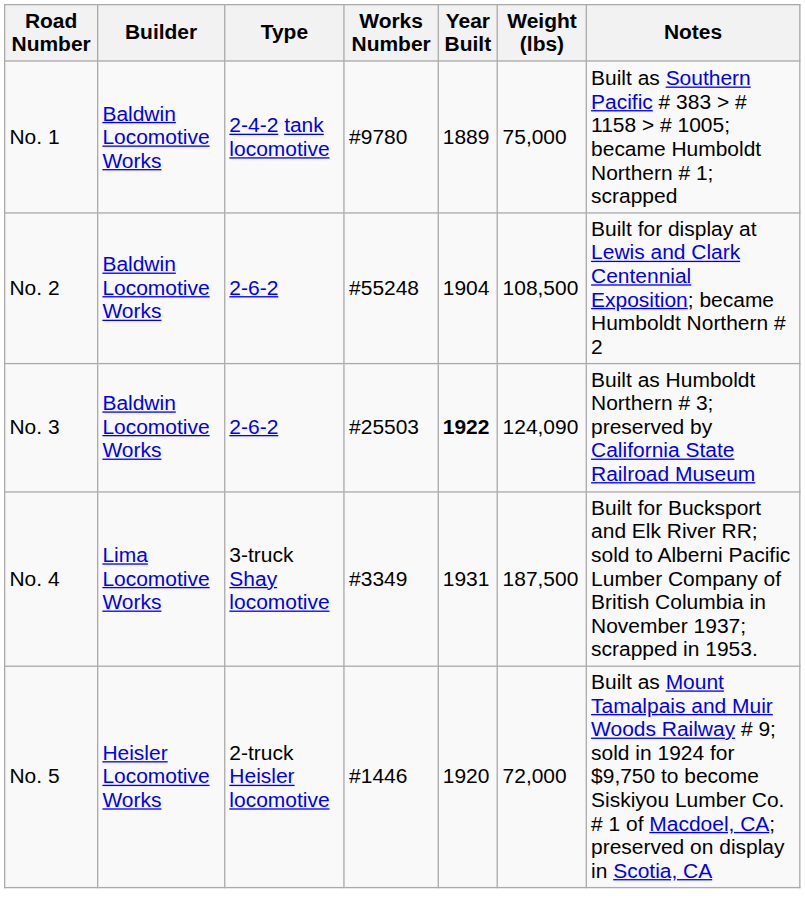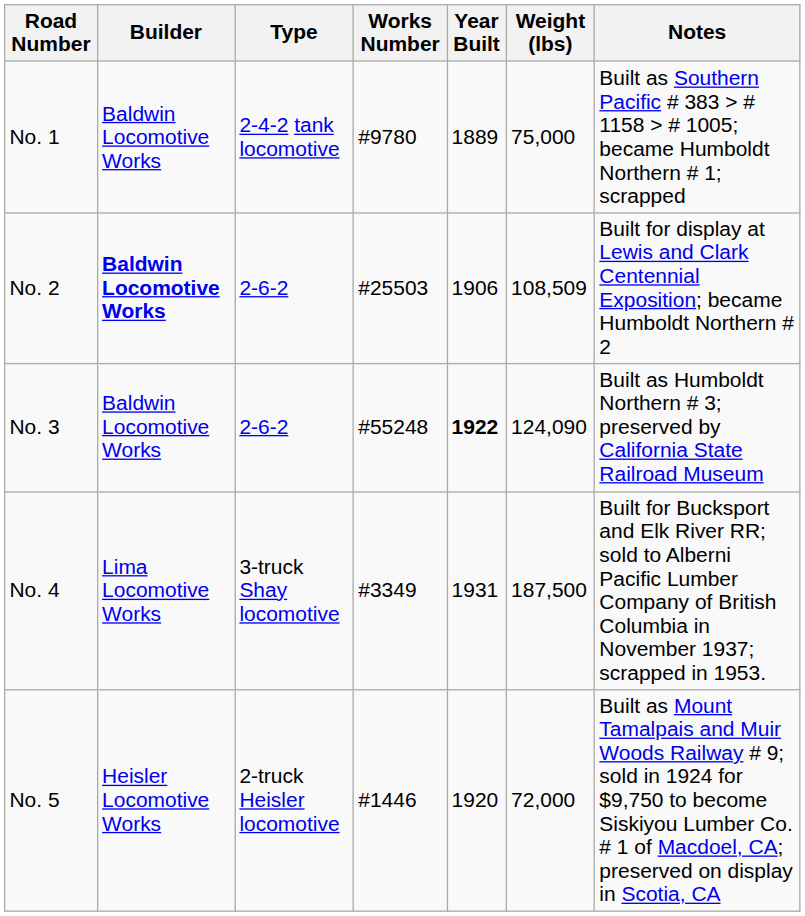(156, 288) normal -> (161, 288) bold
(384, 288) #55248 -> (393, 288) #25503
(466, 288) 1904 -> (475, 288) 1906
(540, 288) 108,500 -> (549, 288) 108,509
(384, 427) #25503 -> (393, 427) #55248
